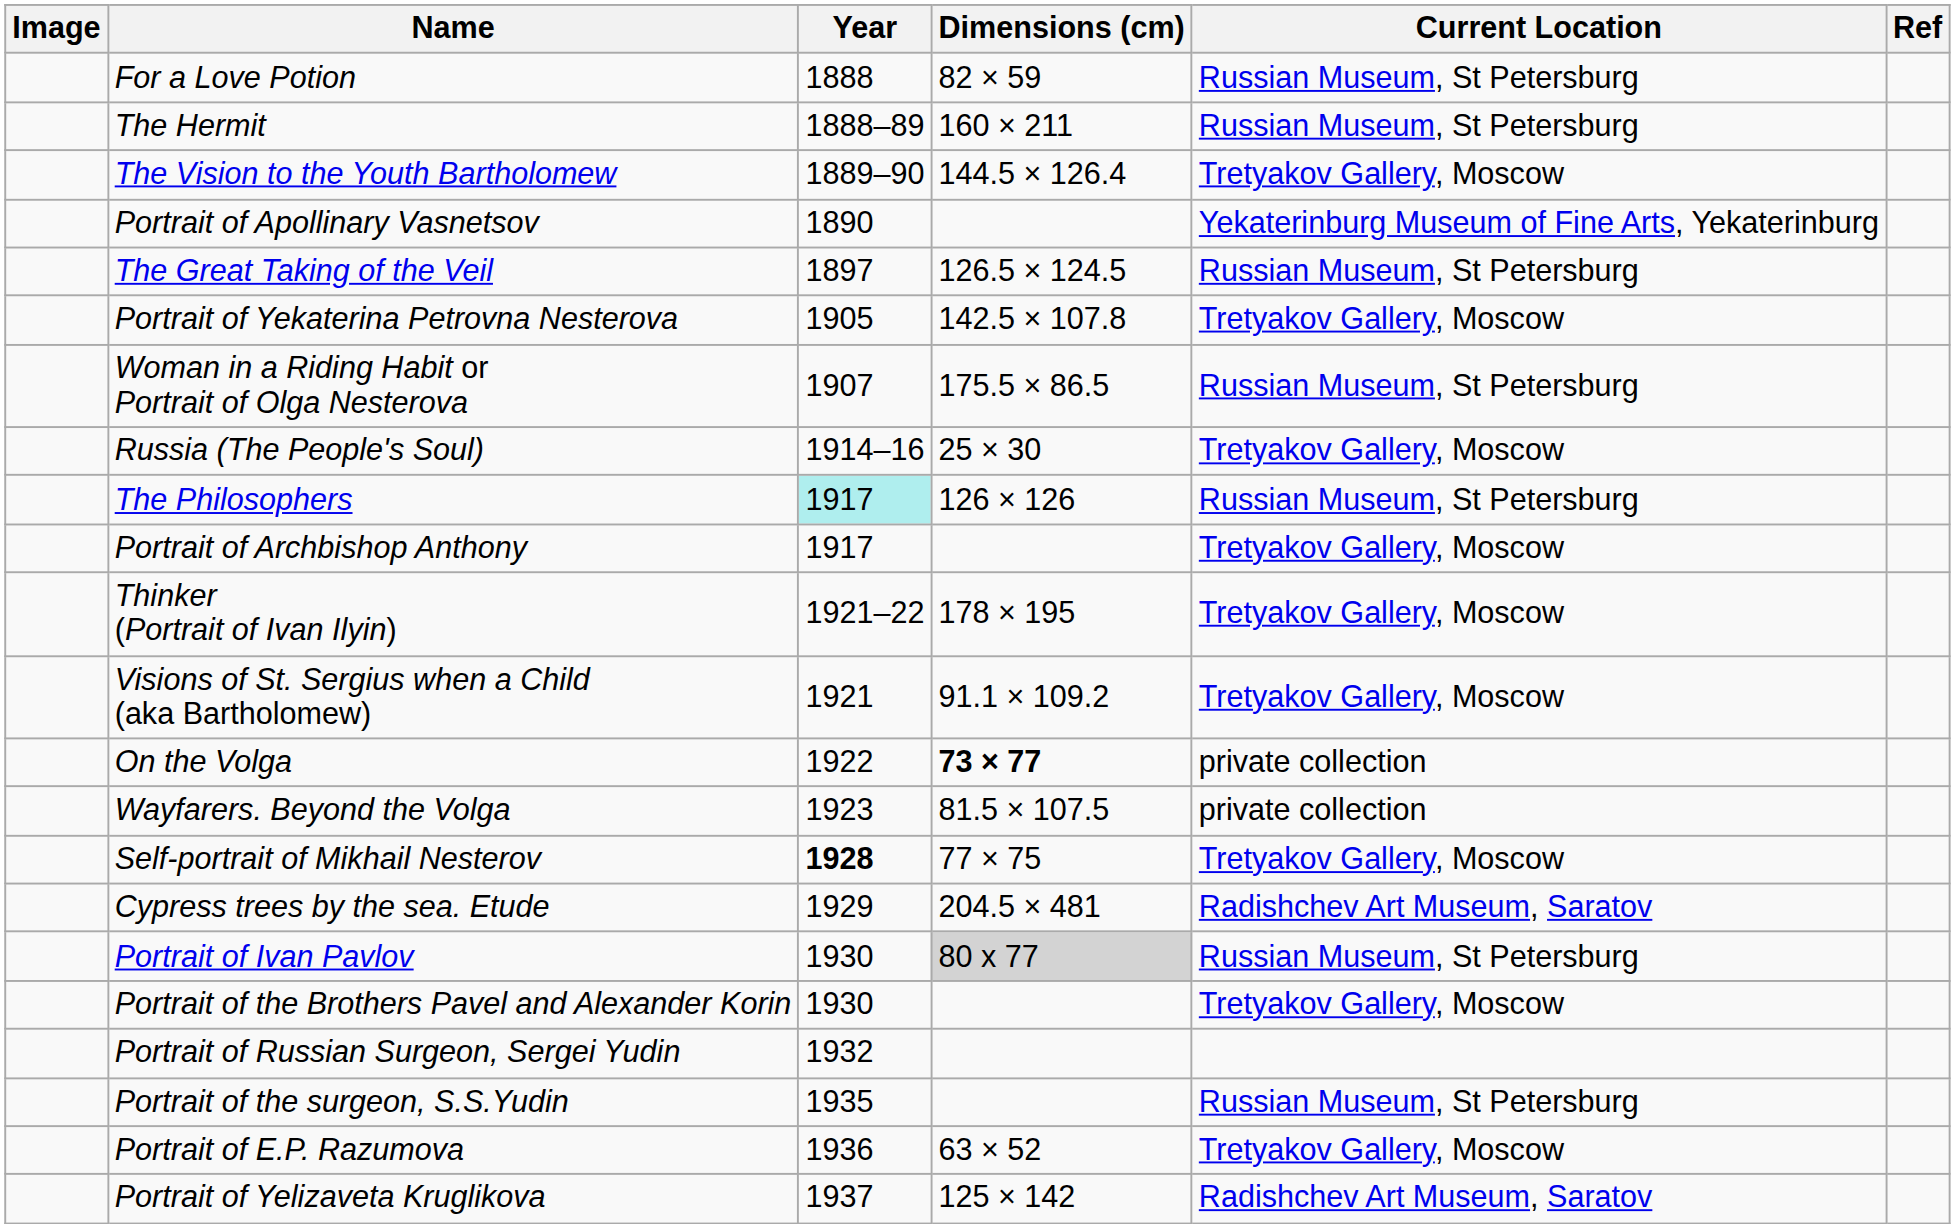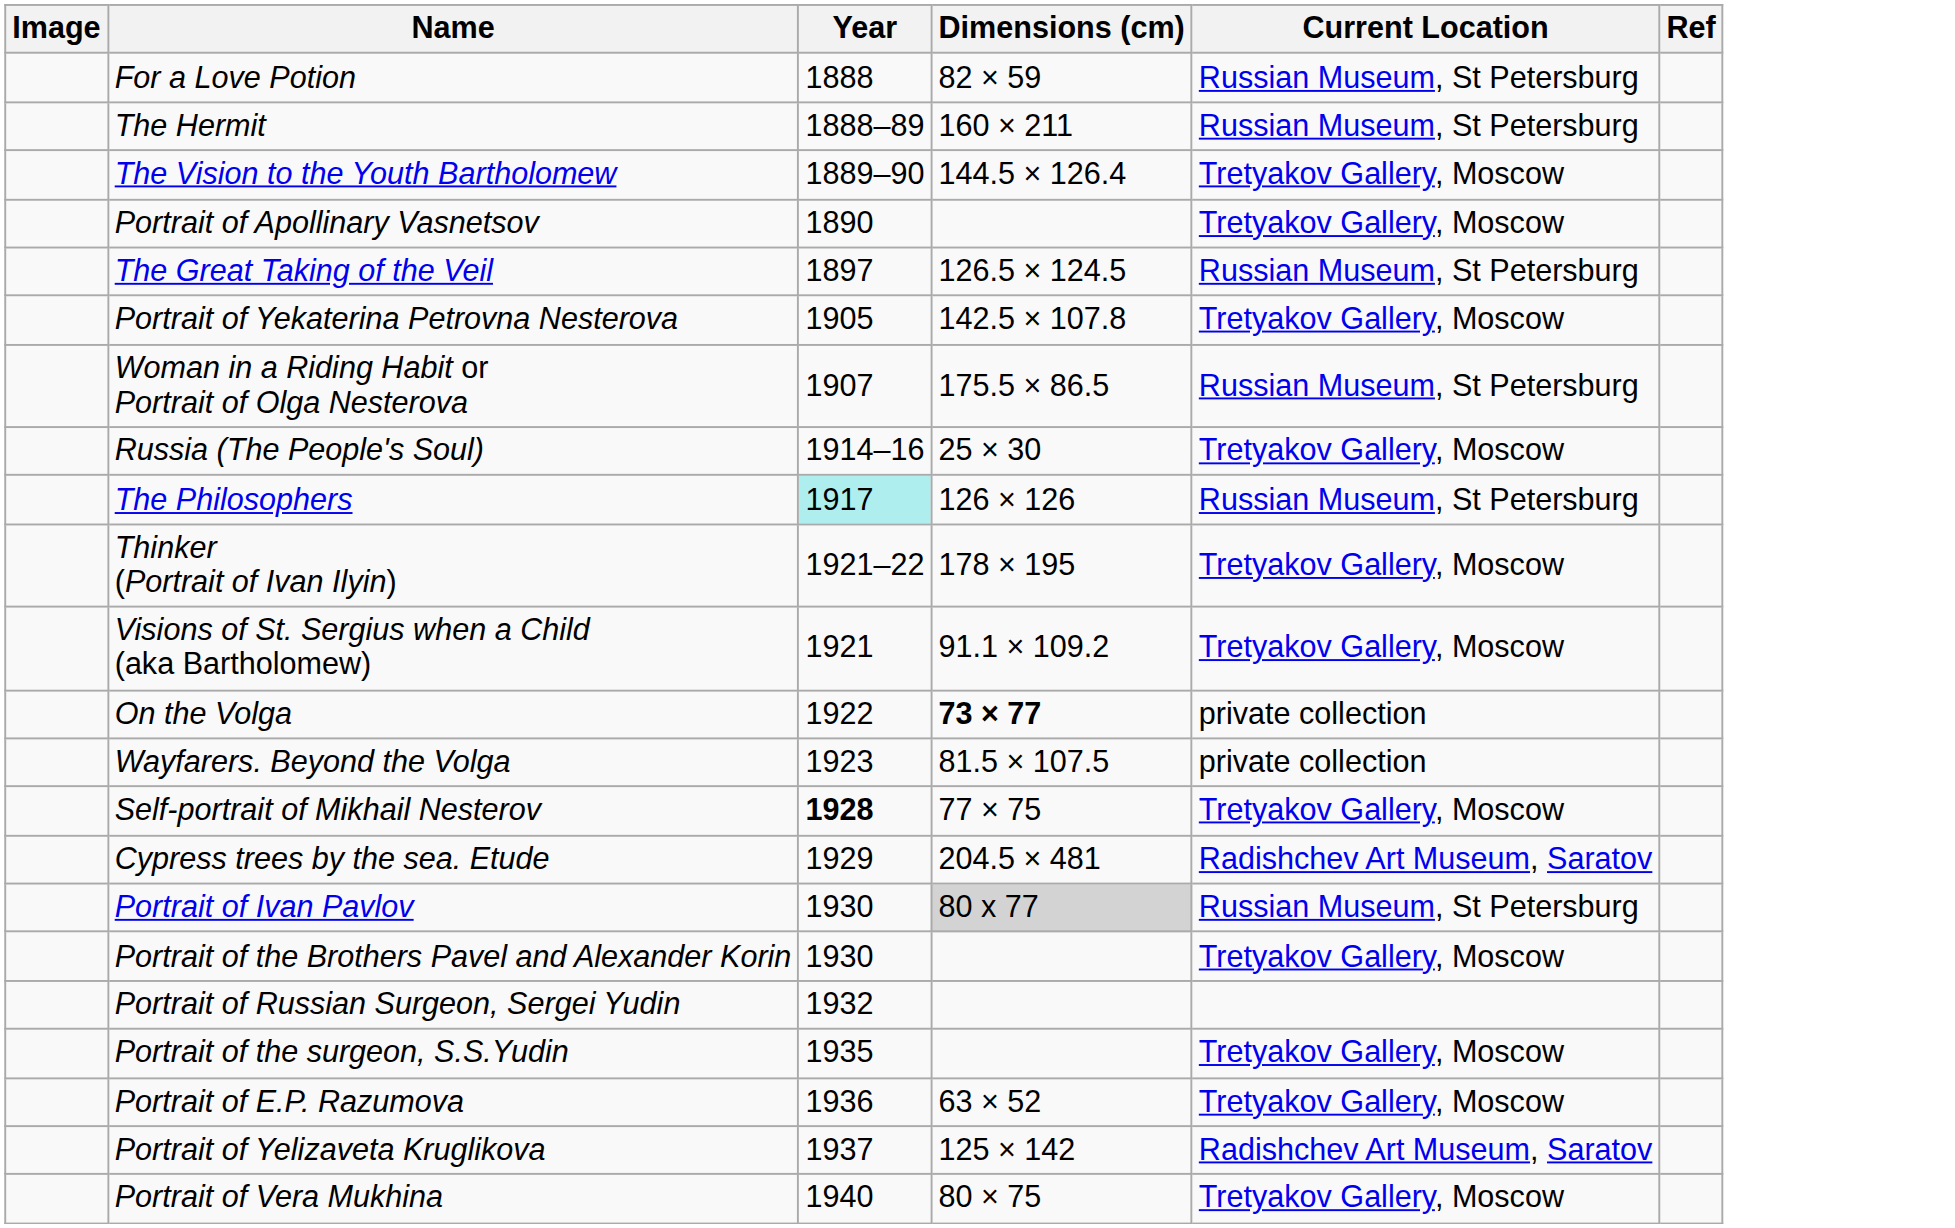(1539, 222) Yekaterinburg Museum of Fine Arts, Yekaterinburg -> (1381, 222) Tretyakov Gallery, Moscow
- row: (321, 547)
(1419, 1101) Russian Museum, St Petersburg -> (1381, 1052) Tretyakov Gallery, Moscow
+ row: (279, 1198)
